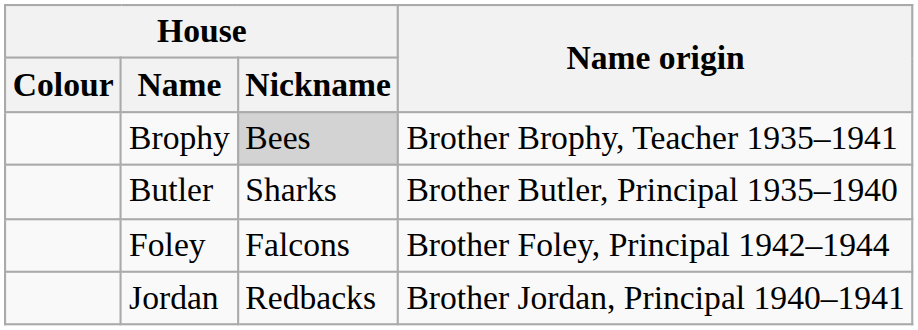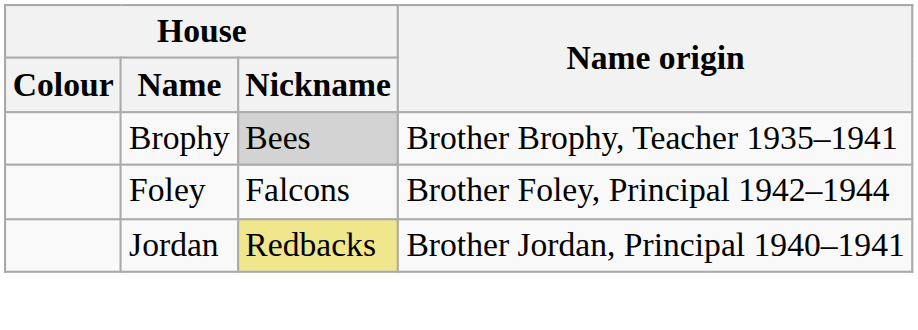- row: (171, 191)
(311, 297) no background -> (311, 244) khaki background
